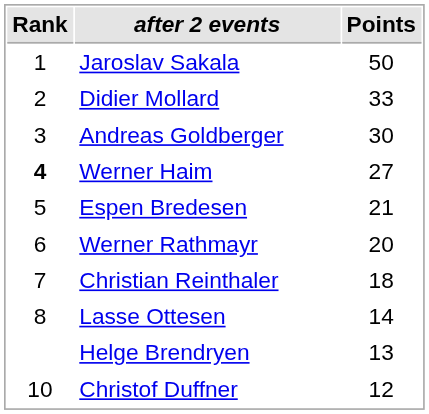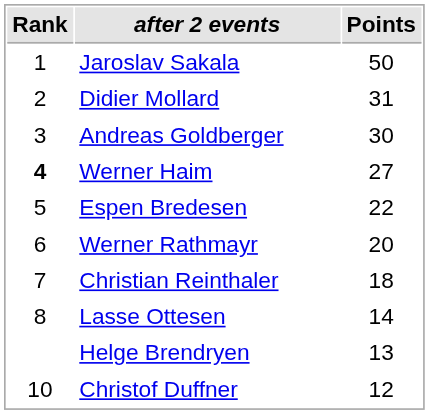(381, 99) 33 -> (381, 99) 31
(381, 208) 21 -> (381, 208) 22
